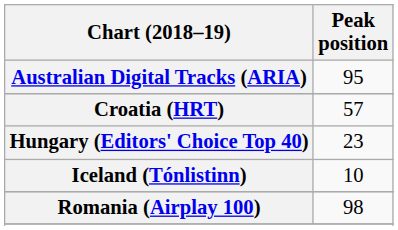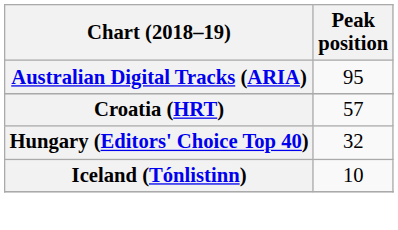(353, 142) 23 -> (353, 142) 32
- row: (159, 207)
